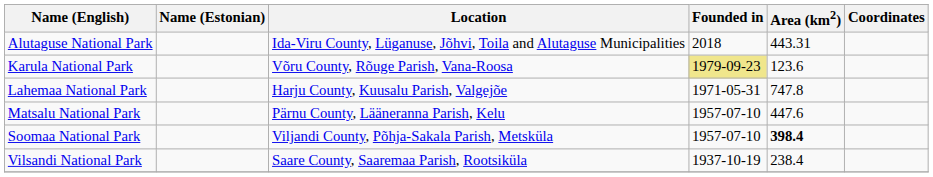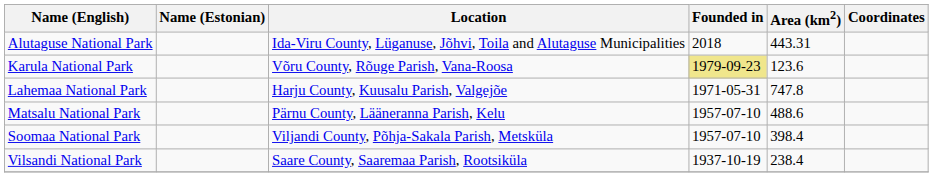(787, 113) 447.6 -> (787, 113) 488.6
(787, 136) bold -> (787, 136) normal
